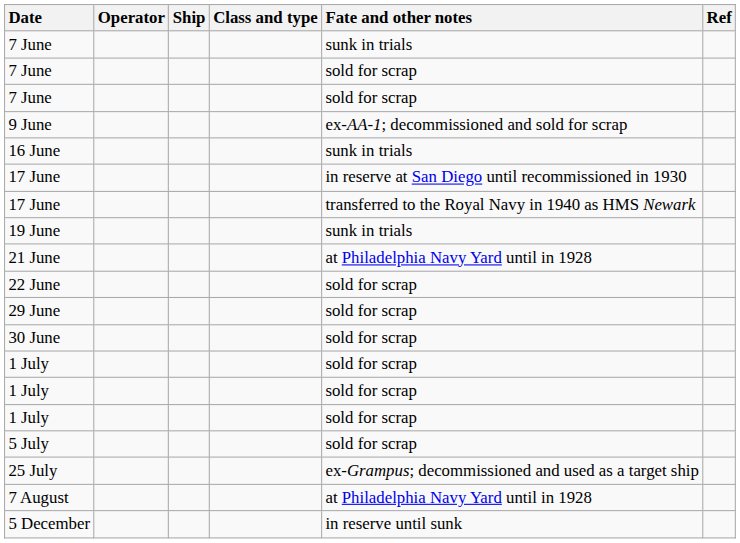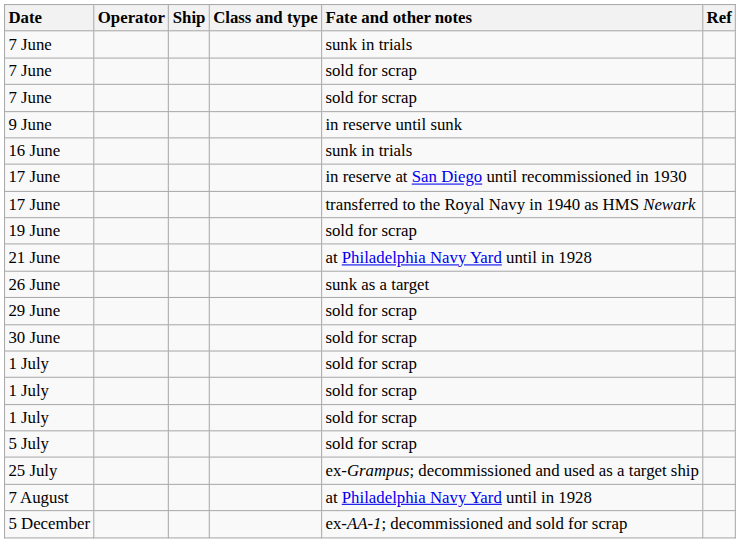(476, 124) ex-AA-1; decommissioned and sold for scrap -> (394, 124) in reserve until sunk
(369, 230) sunk in trials -> (371, 230) sold for scrap
- row: (34, 284)
+ row: (34, 284)
(394, 524) in reserve until sunk -> (476, 524) ex-AA-1; decommissioned and sold for scrap
